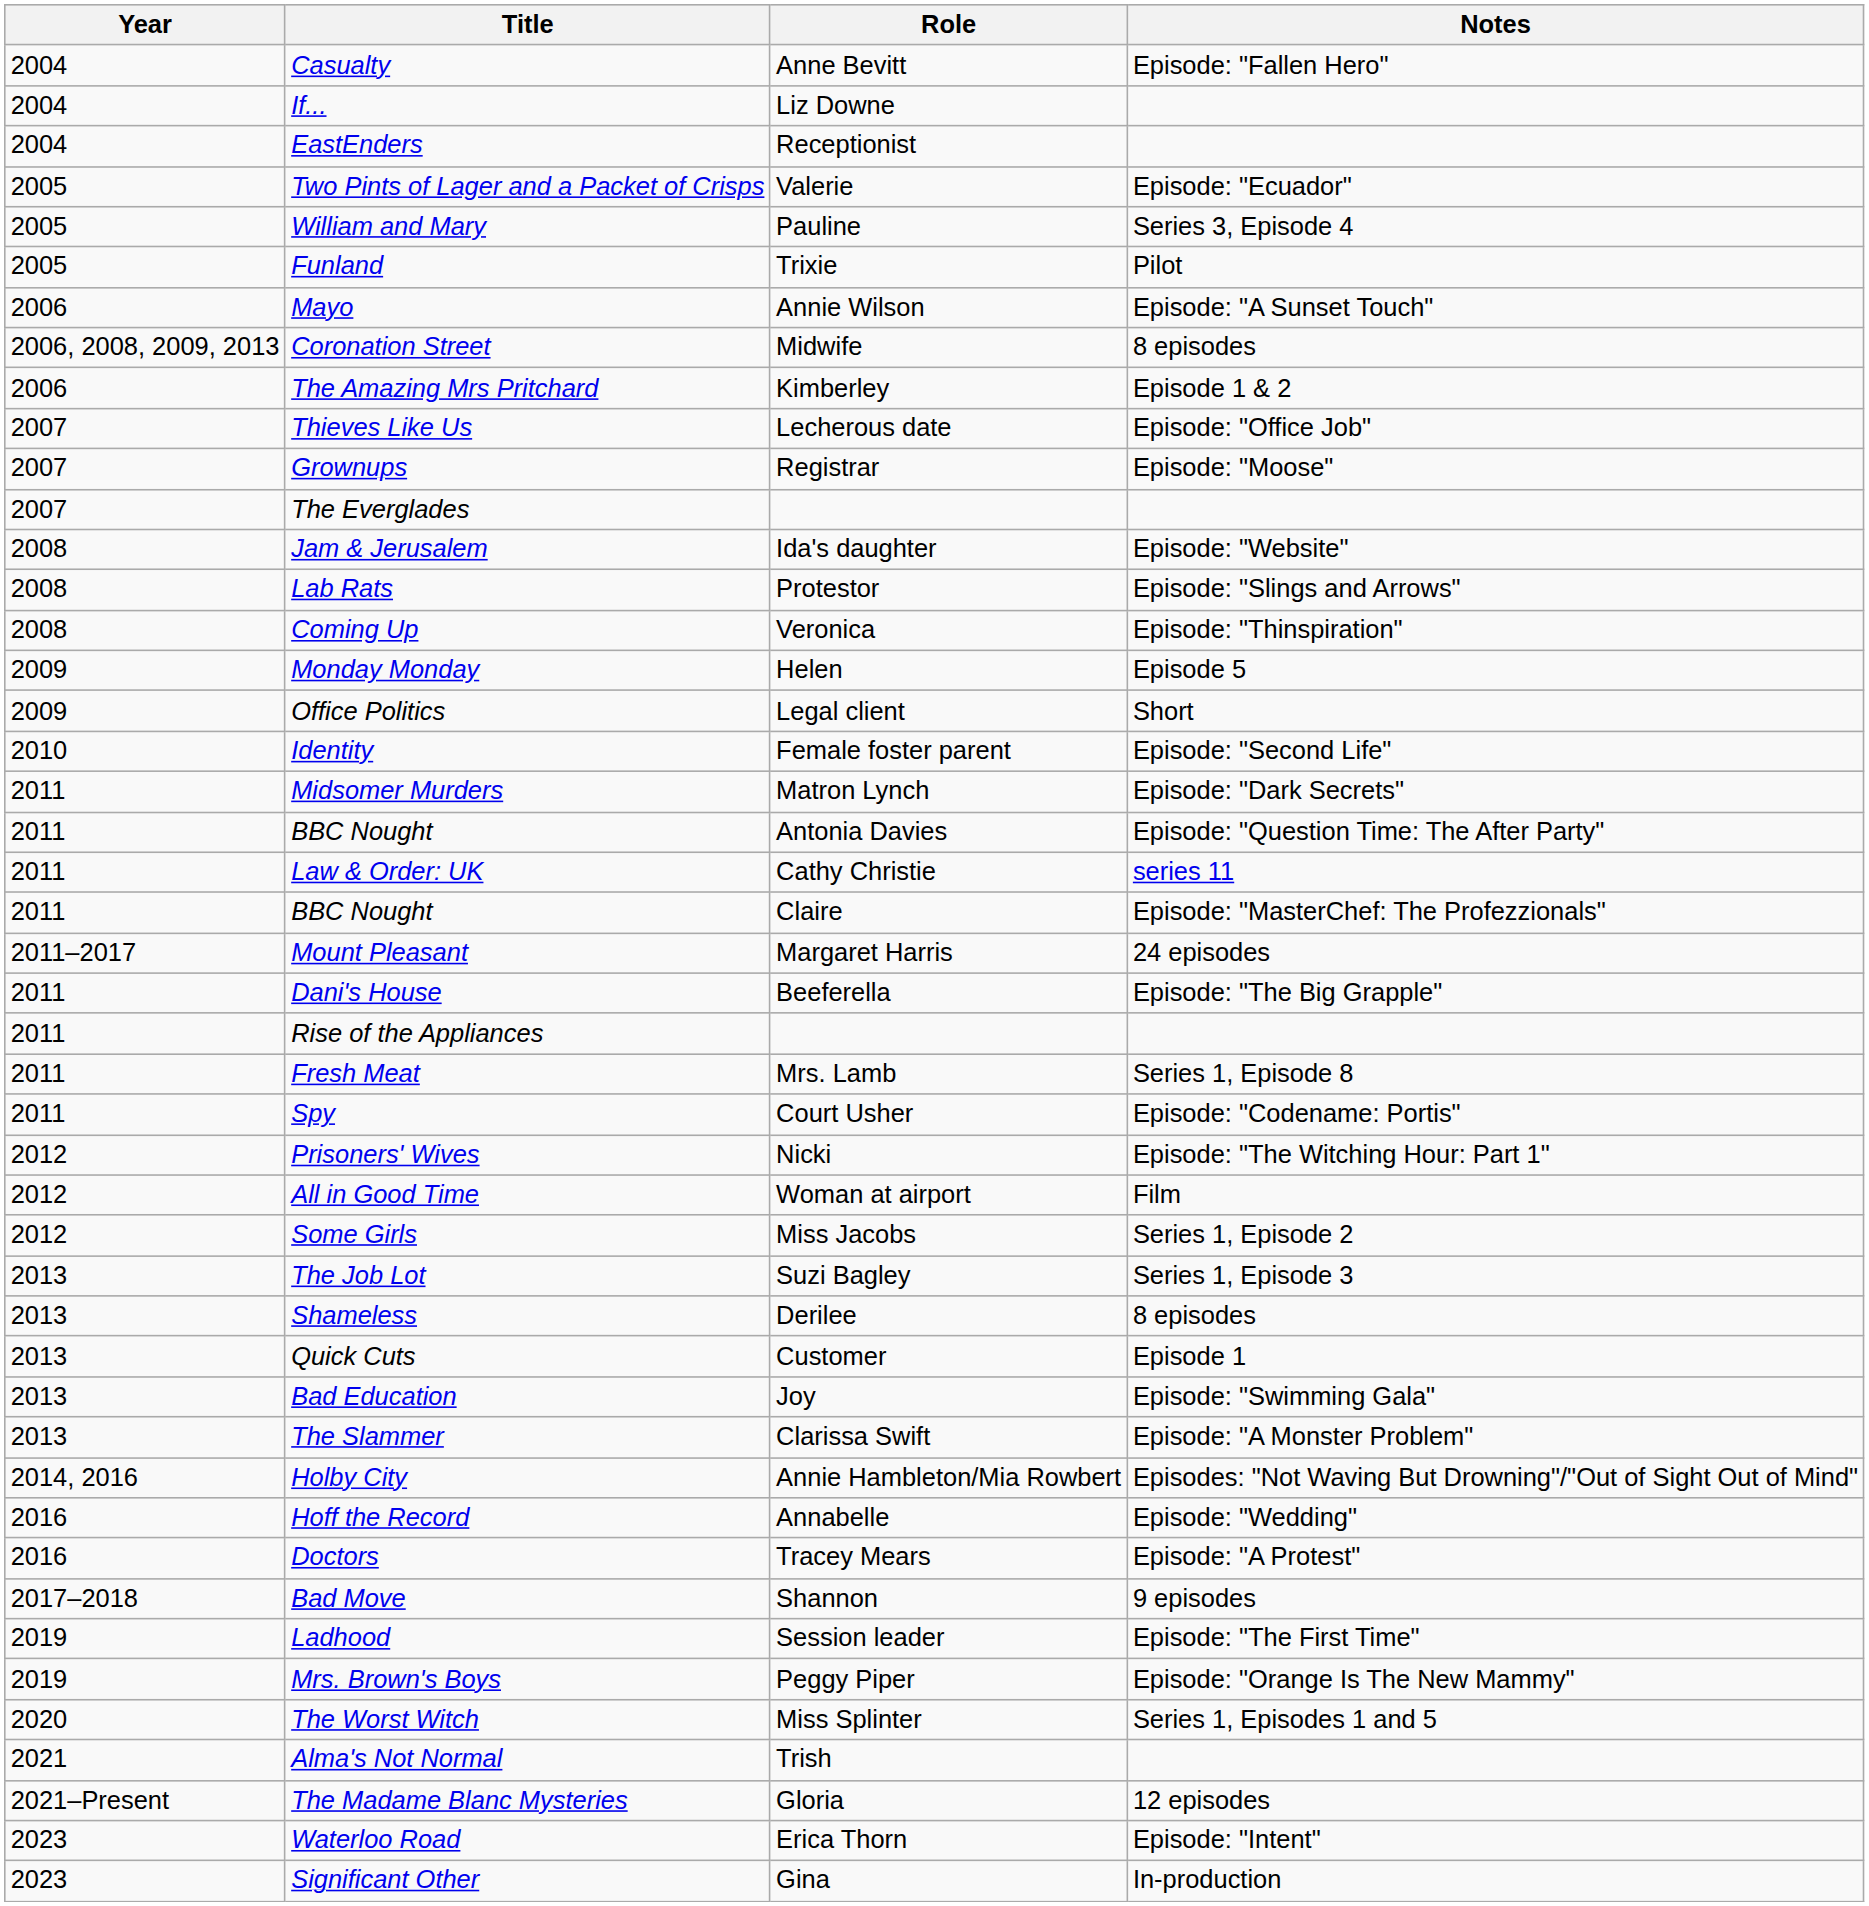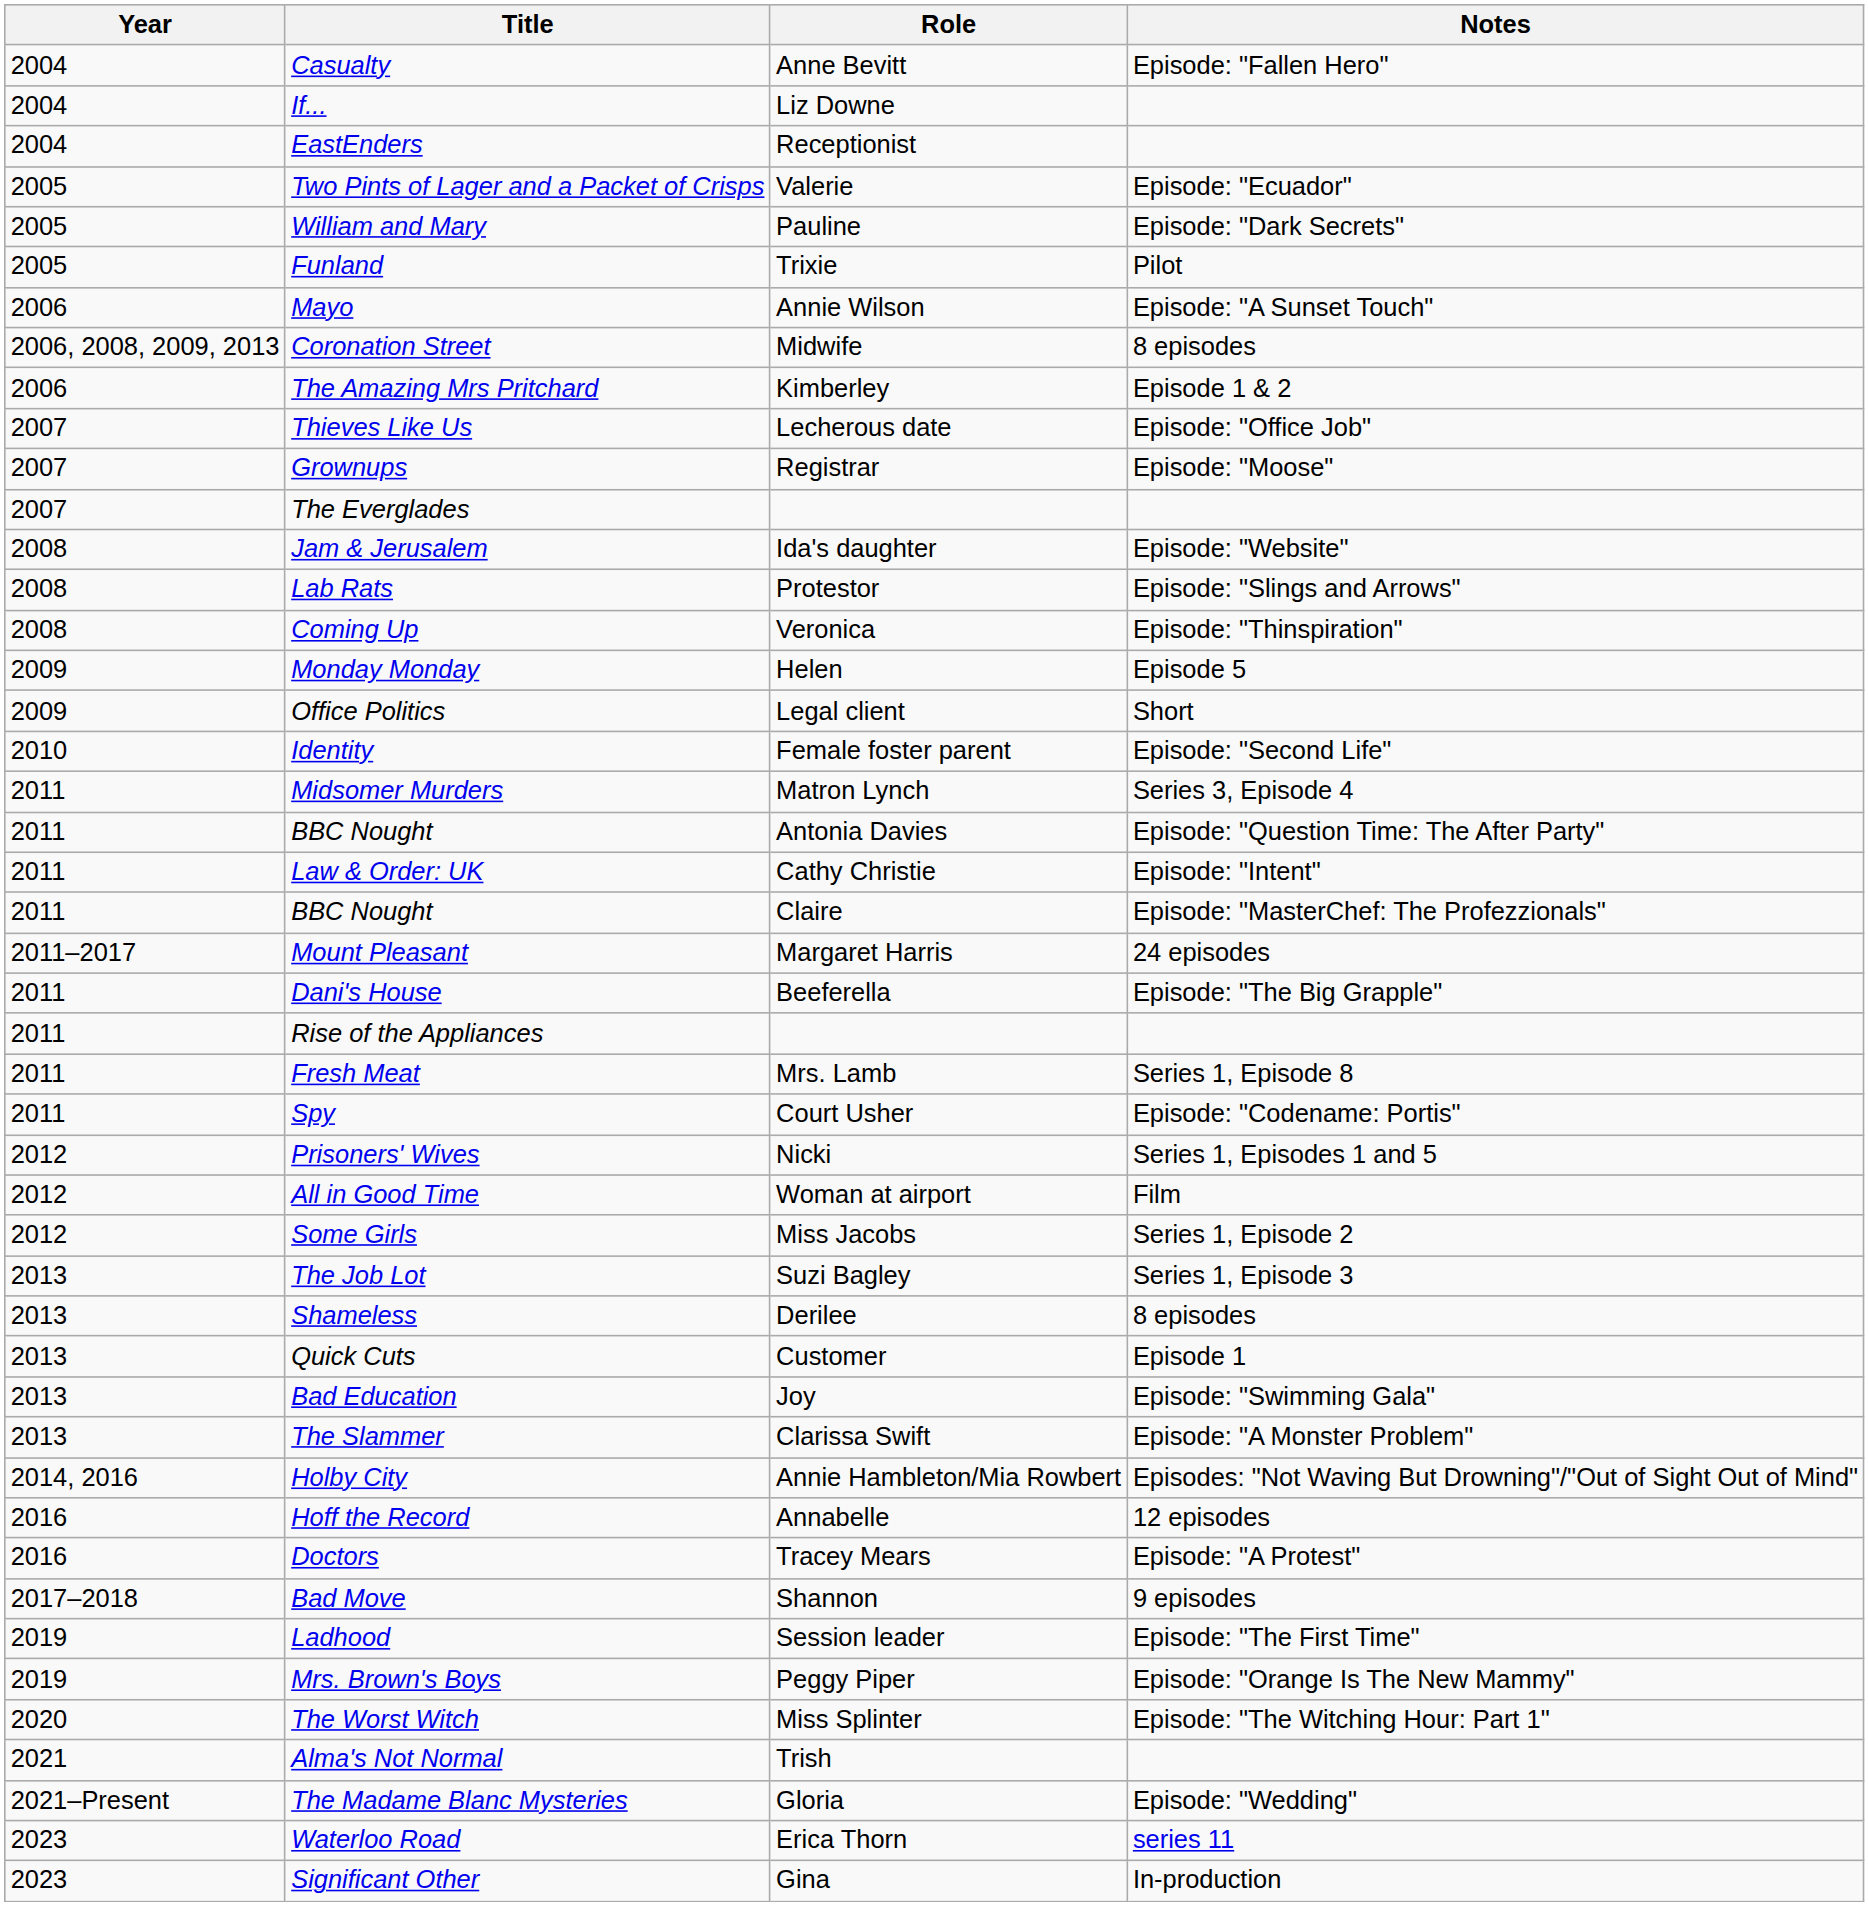(1243, 226) Series 3, Episode 4 -> (1268, 226) Episode: "Dark Secrets"
(1268, 791) Episode: "Dark Secrets" -> (1243, 791) Series 3, Episode 4
(1184, 871) series 11 -> (1227, 871) Episode: "Intent"
(1341, 1154) Episode: "The Witching Hour: Part 1" -> (1285, 1154) Series 1, Episodes 1 and 5
(1245, 1517) Episode: "Wedding" -> (1201, 1517) 12 episodes
(1285, 1719) Series 1, Episodes 1 and 5 -> (1341, 1719) Episode: "The Witching Hour: Part 1"
(1201, 1799) 12 episodes -> (1245, 1799) Episode: "Wedding"
(1227, 1840) Episode: "Intent" -> (1184, 1840) series 11
